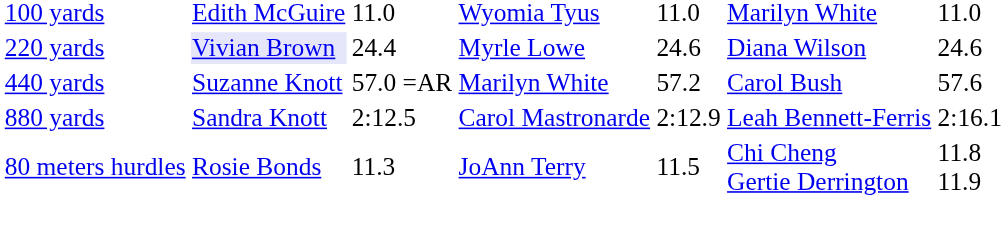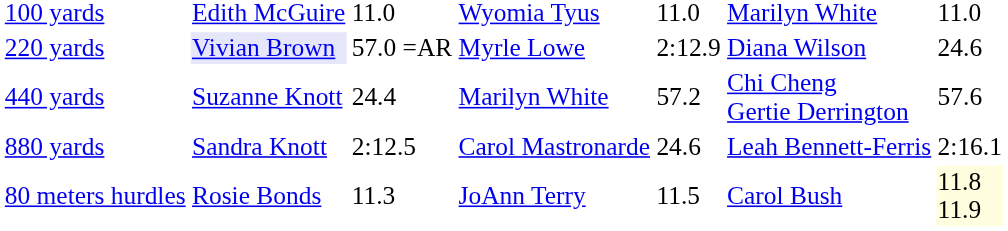(374, 47) 24.4 -> (402, 47) 57.0 =AR
(679, 47) 24.6 -> (689, 47) 2:12.9
(402, 82) 57.0 =AR -> (374, 97) 24.4
(785, 82) Carol Bush -> (818, 97) Chi Cheng Gertie Derrington
(689, 117) 2:12.9 -> (679, 146) 24.6
(818, 167) Chi Cheng Gertie Derrington -> (785, 195) Carol Bush
(959, 167) no background -> (959, 195) lightyellow background
